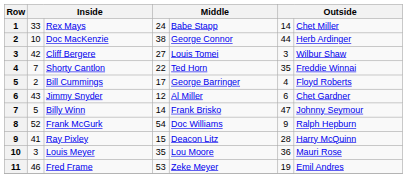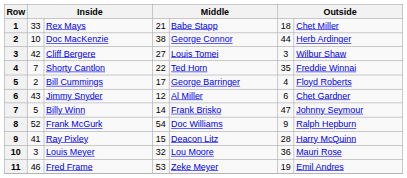(161, 26) 24 -> (161, 26) 21
(286, 26) 14 -> (286, 26) 18
(161, 153) 35 -> (161, 153) 32
